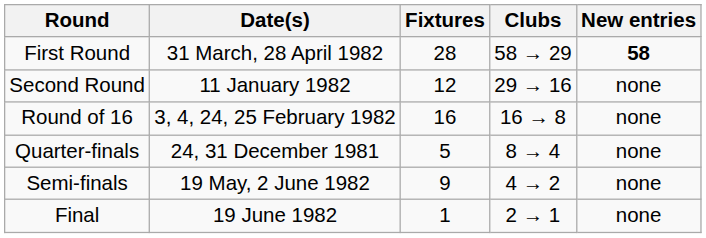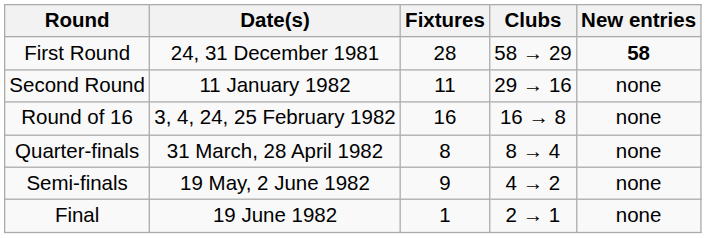(275, 53) 31 March, 28 April 1982 -> (275, 53) 24, 31 December 1981
(445, 85) 12 -> (445, 85) 11
(275, 150) 24, 31 December 1981 -> (275, 150) 31 March, 28 April 1982
(445, 150) 5 -> (445, 150) 8
